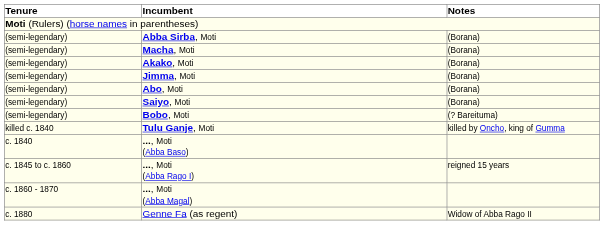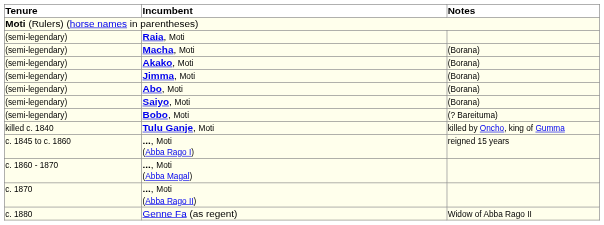- row: (179, 37)
+ row: (164, 37)
- row: (166, 146)
+ row: (169, 195)
